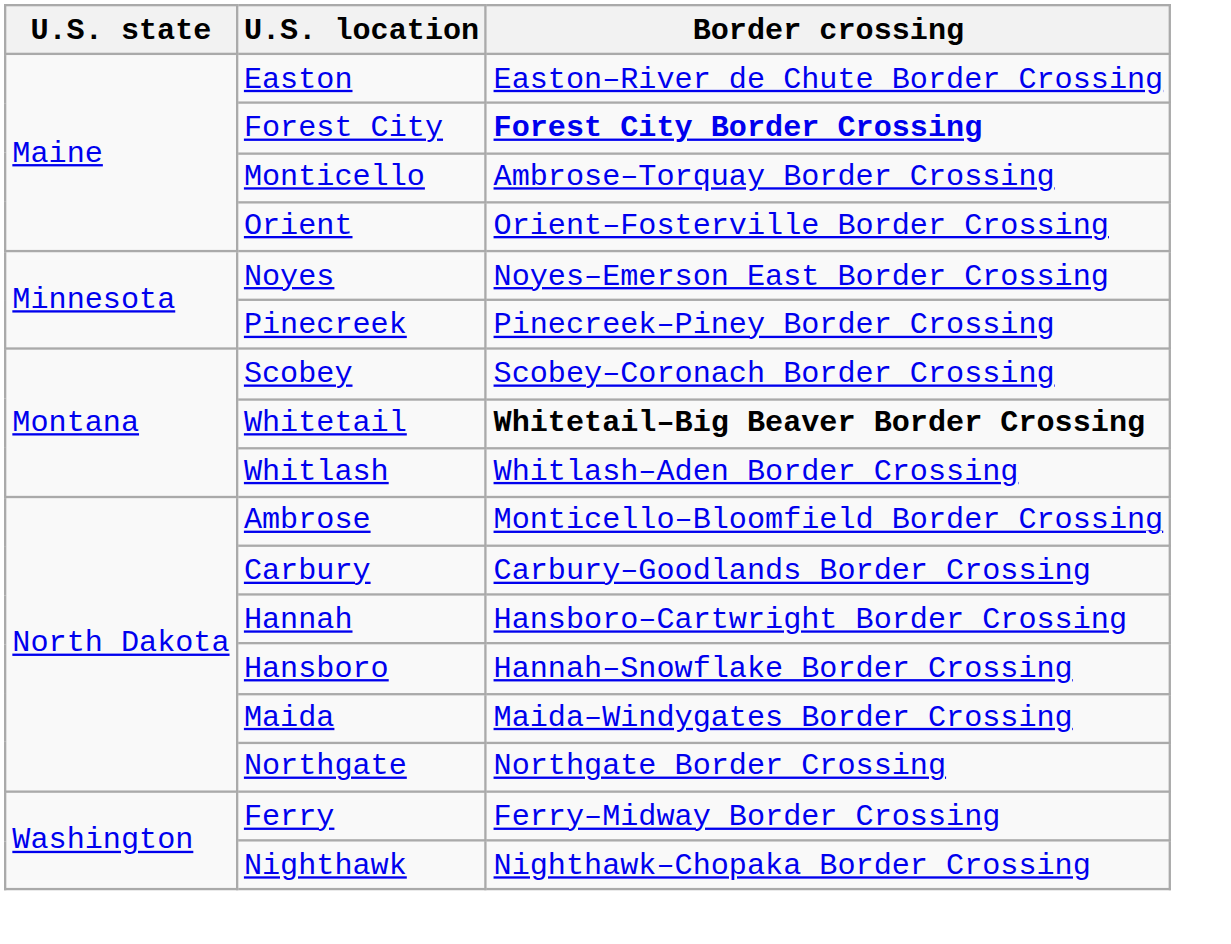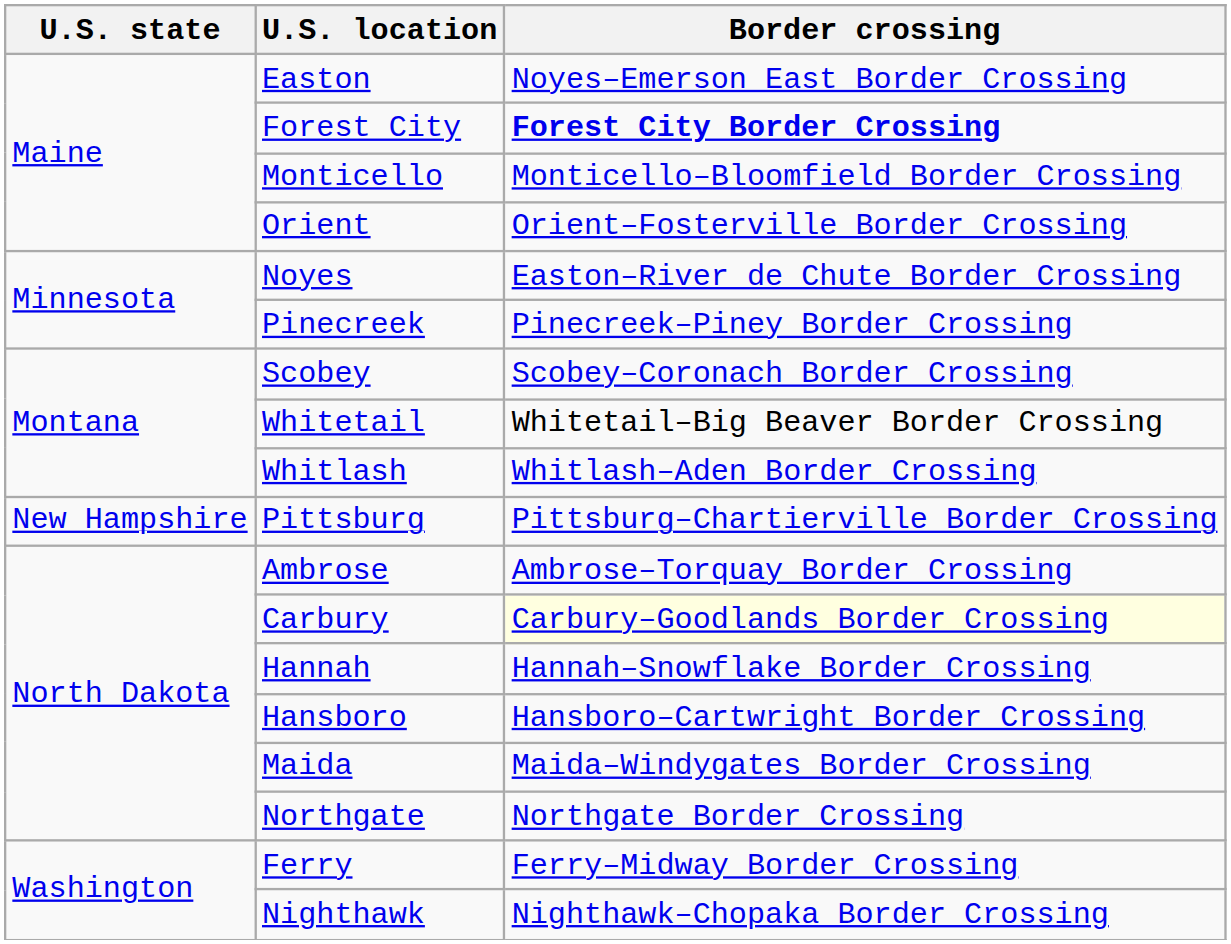(828, 79) Easton–River de Chute Border Crossing -> (819, 79) Noyes–Emerson East Border Crossing
(774, 177) Ambrose–Torquay Border Crossing -> (846, 177) Monticello–Bloomfield Border Crossing
(801, 276) Noyes–Emerson East Border Crossing -> (846, 276) Easton–River de Chute Border Crossing
(819, 423) bold -> (837, 423) normal
+ row: (343, 521)
(828, 521) Monticello–Bloomfield Border Crossing -> (792, 570) Ambrose–Torquay Border Crossing
(792, 570) no background -> (810, 620) lightyellow background
(810, 620) Hansboro–Cartwright Border Crossing -> (801, 669) Hannah–Snowflake Border Crossing
(783, 669) Hannah–Snowflake Border Crossing -> (828, 718) Hansboro–Cartwright Border Crossing
